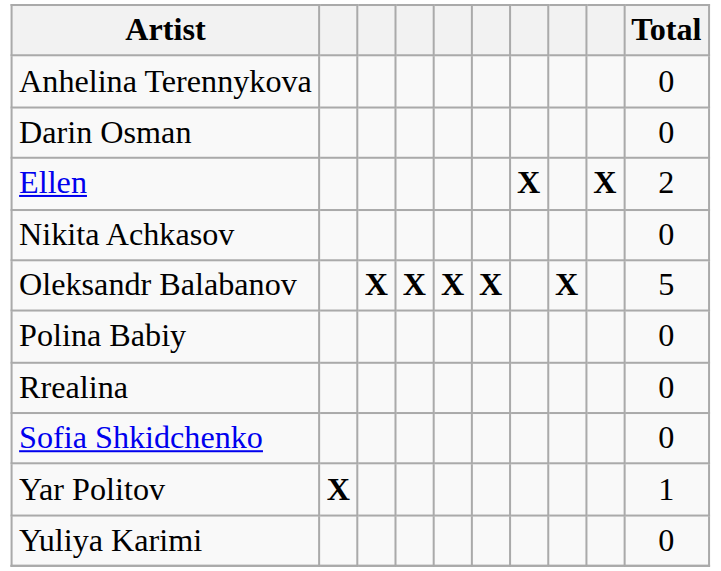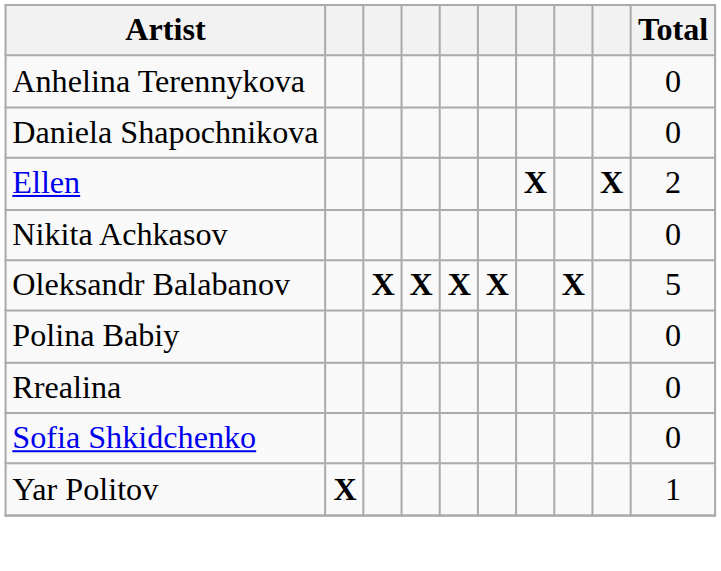+ row: (165, 132)
- row: (105, 132)
- row: (111, 540)
